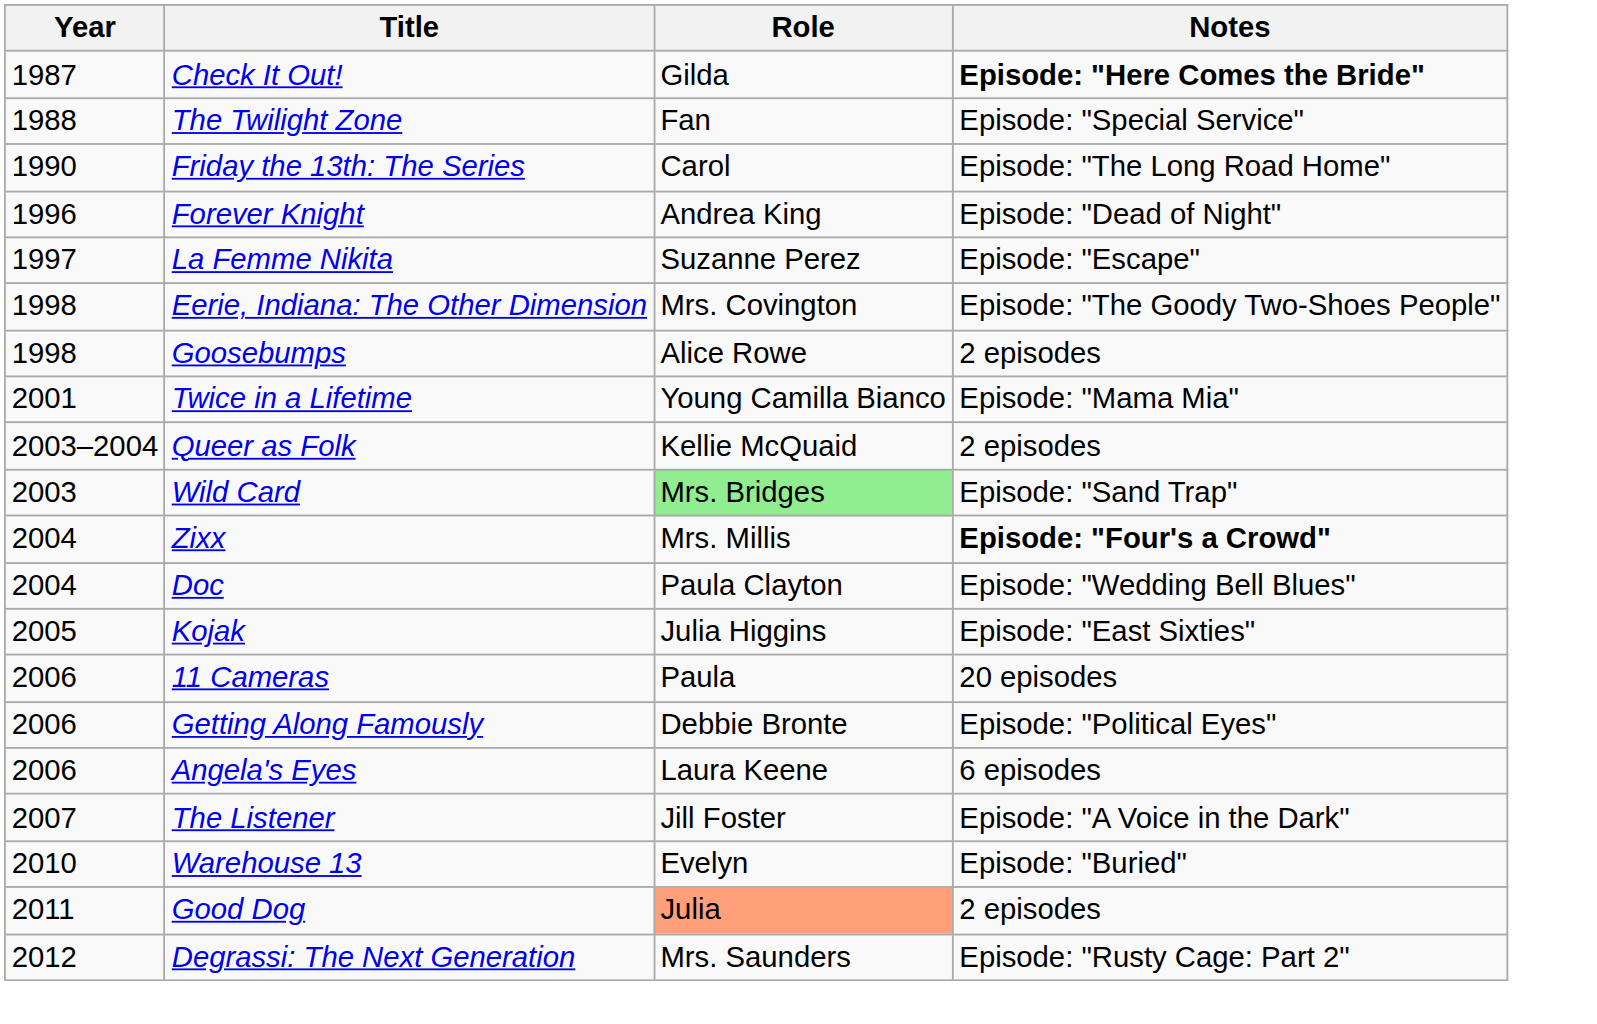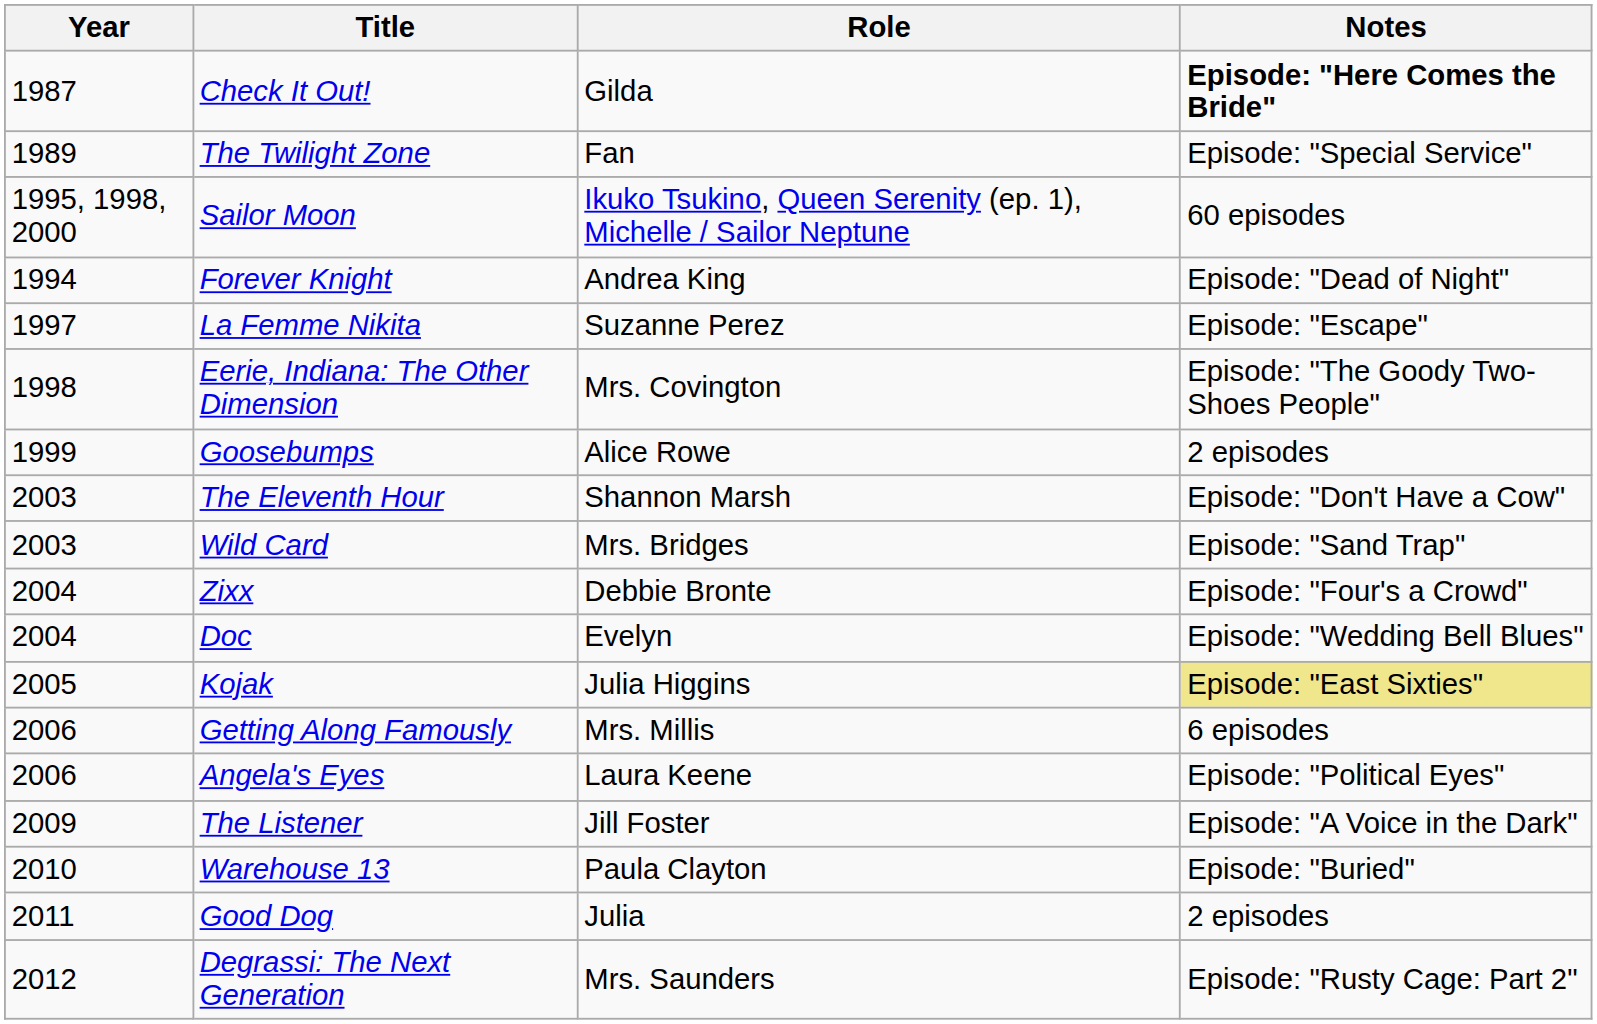(44, 120) 1988 -> (44, 153) 1989
- row: (348, 167)
+ row: (278, 216)
(44, 213) 1996 -> (44, 279) 1994
(44, 352) 1998 -> (44, 451) 1999
- row: (292, 399)
+ row: (322, 498)
- row: (264, 445)
(743, 492) lightgreen background -> (666, 544) no background
(726, 538) Mrs. Millis -> (678, 590) Debbie Bronte
(1145, 538) bold -> (1358, 590) normal
(752, 584) Paula Clayton -> (628, 637) Evelyn
(1107, 631) no background -> (1335, 683) khaki background
- row: (250, 677)
(754, 724) Debbie Bronte -> (649, 730) Mrs. Millis
(1118, 724) Episode: "Political Eyes" -> (1258, 730) 6 episodes
(1030, 770) 6 episodes -> (1346, 776) Episode: "Political Eyes"
(44, 817) 2007 -> (44, 823) 2009
(704, 863) Evelyn -> (675, 869) Paula Clayton
(691, 910) lightsalmon background -> (614, 915) no background
